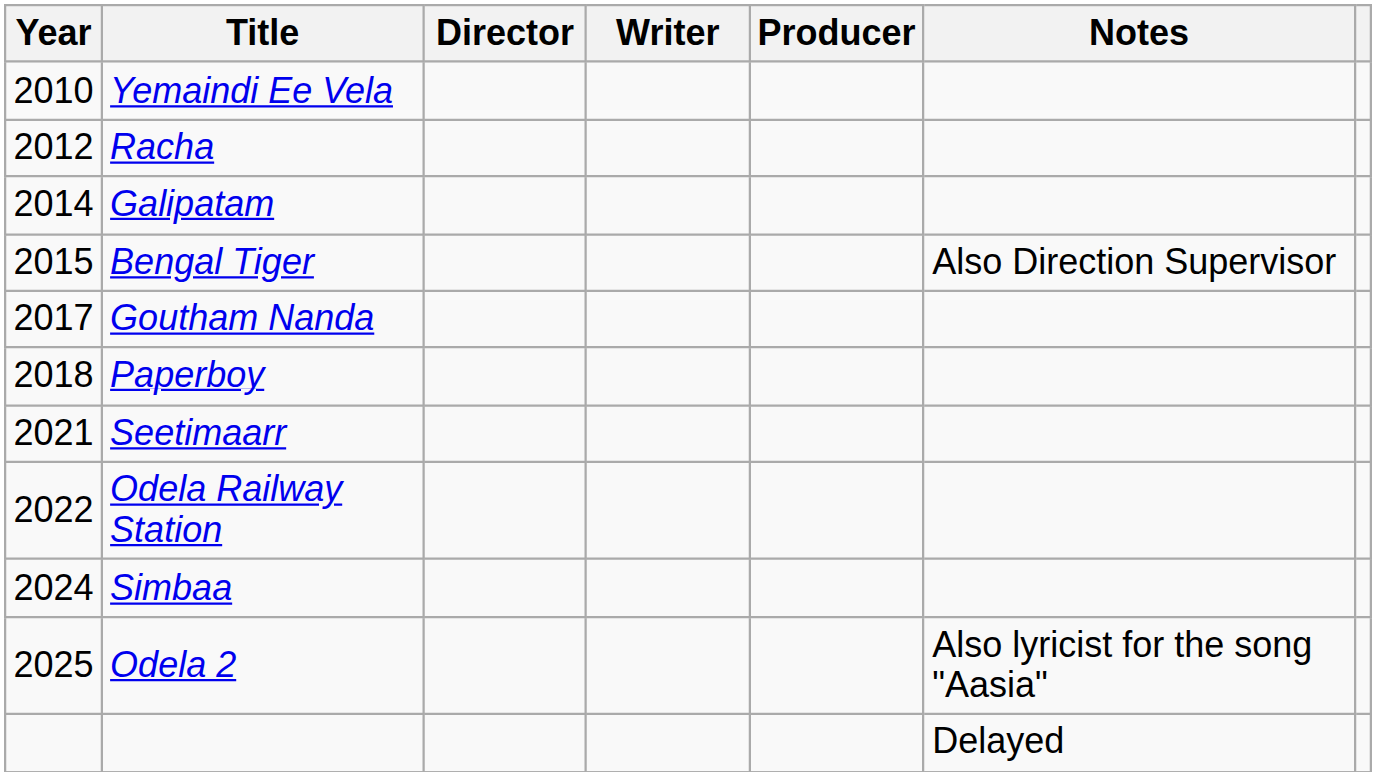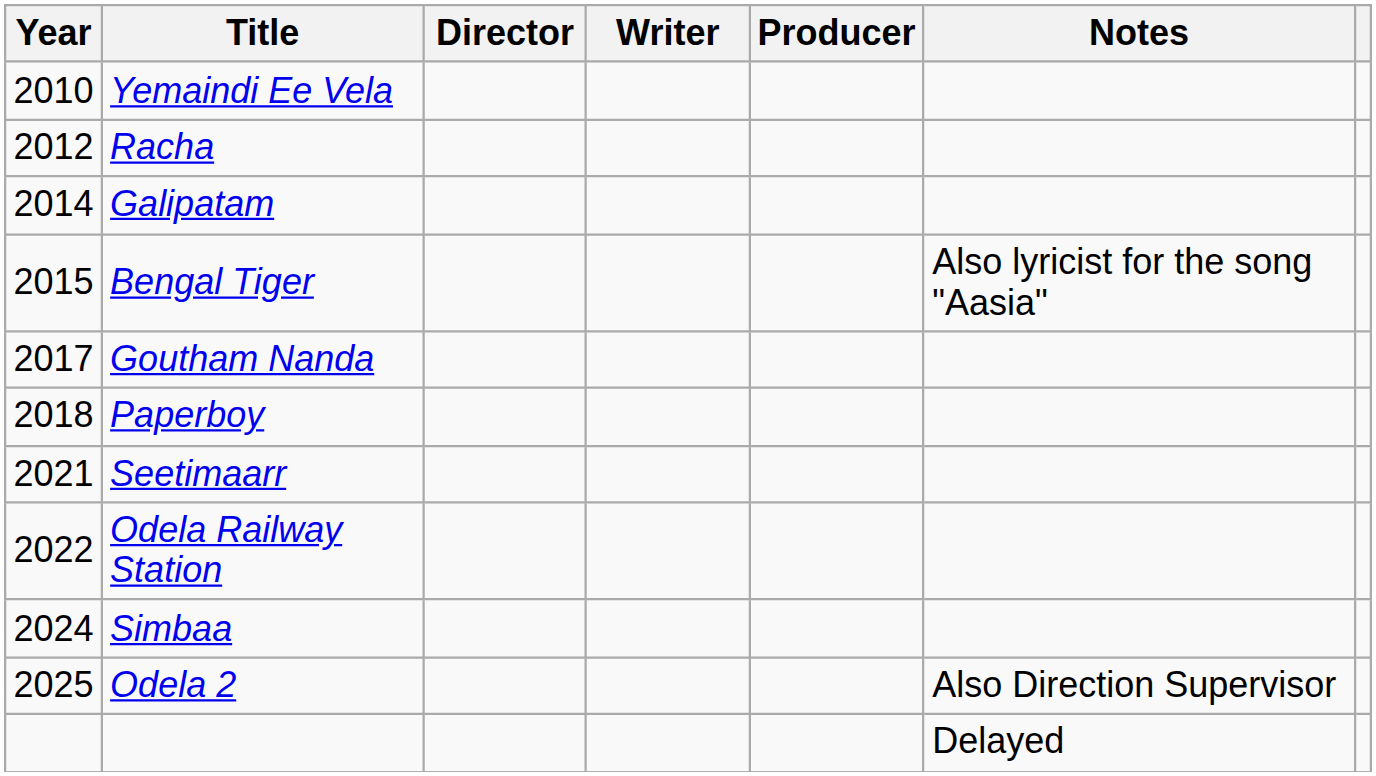(1134, 261) Also Direction Supervisor -> (1122, 281) Also lyricist for the song "Aasia"
(1122, 664) Also lyricist for the song "Aasia" -> (1134, 684) Also Direction Supervisor
